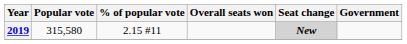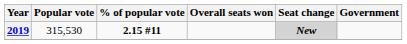(64, 30) 315,580 -> (64, 30) 315,530
(142, 30) normal -> (142, 30) bold
